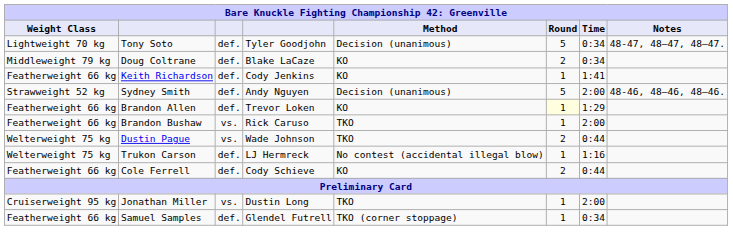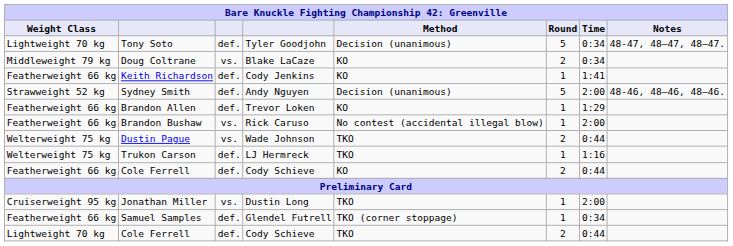(229, 60) def. -> (229, 60) vs.
(563, 107) lightyellow background -> (563, 107) no background
(345, 123) TKO -> (440, 123) No contest (accidental illegal blow)
(440, 155) No contest (accidental illegal blow) -> (345, 155) TKO
+ row: (56, 234)
